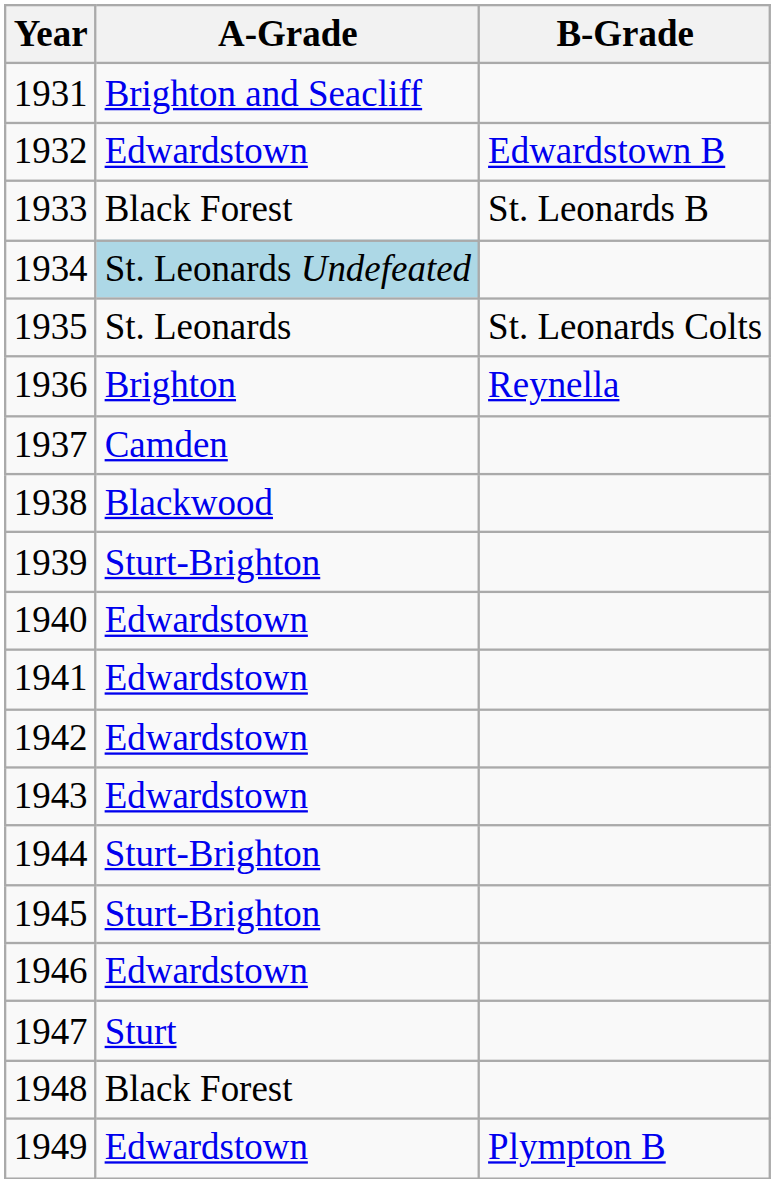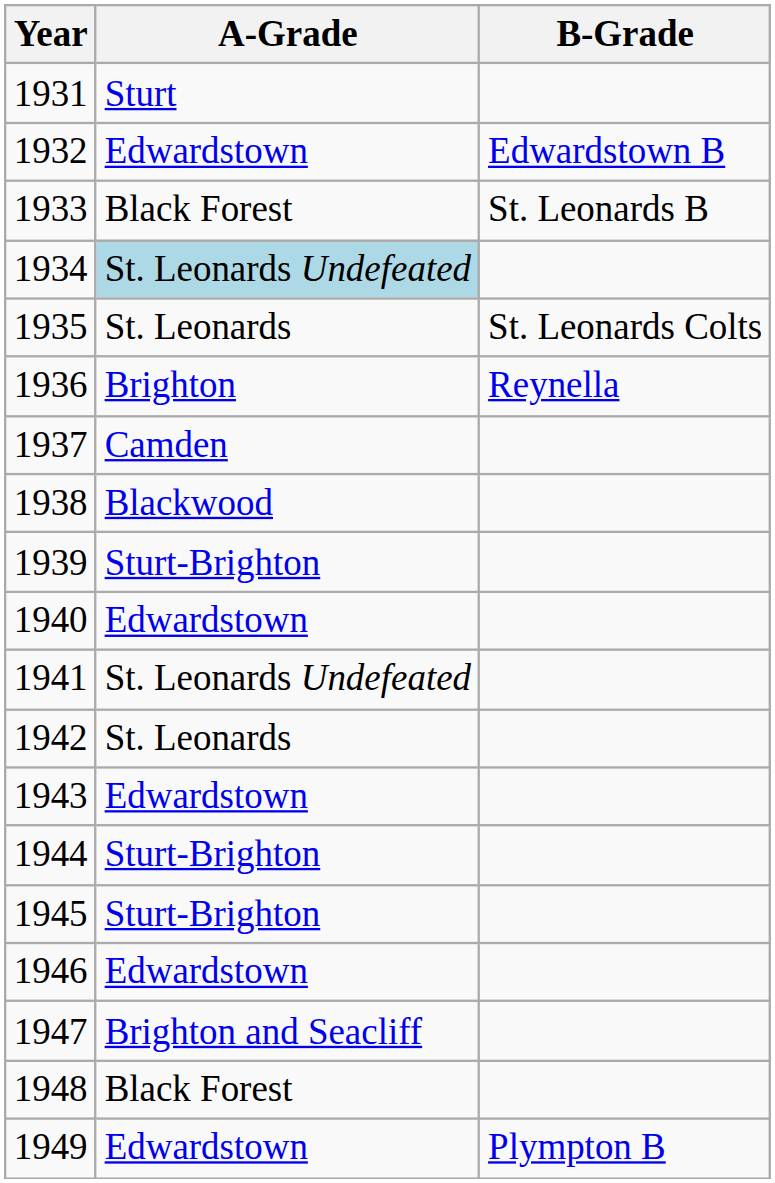(263, 92) Brighton and Seacliff -> (141, 92) Sturt
(206, 678) Edwardstown -> (288, 678) St. Leonards Undefeated
(206, 737) Edwardstown -> (198, 737) St. Leonards
(141, 1030) Sturt -> (263, 1030) Brighton and Seacliff
